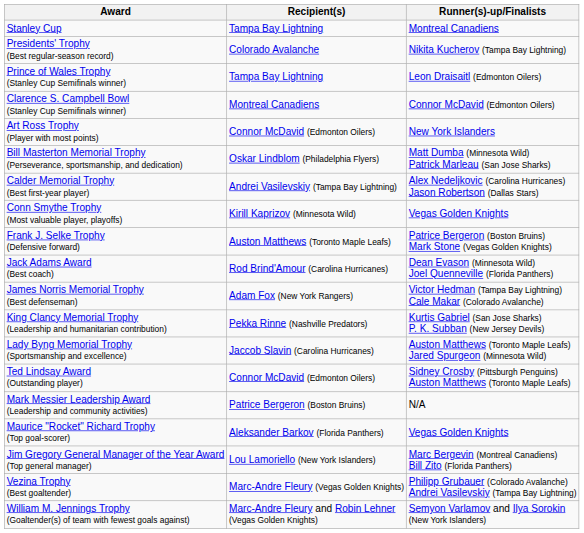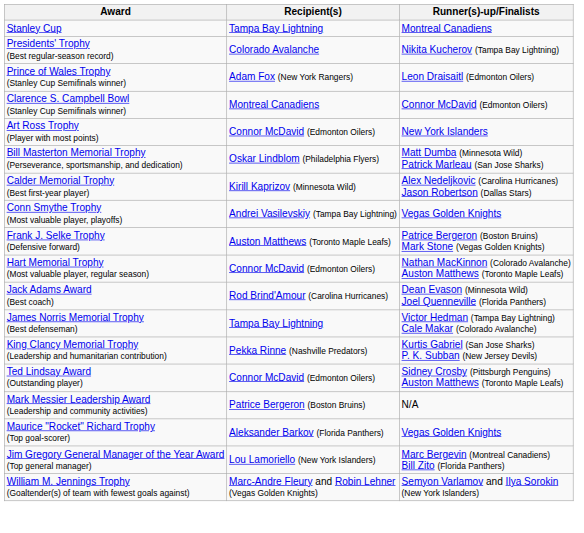(276, 77) Tampa Bay Lightning -> (291, 77) Adam Fox (New York Rangers)
(313, 186) Andrei Vasilevskiy (Tampa Bay Lightning) -> (292, 186) Kirill Kaprizov (Minnesota Wild)
(292, 214) Kirill Kaprizov (Minnesota Wild) -> (313, 214) Andrei Vasilevskiy (Tampa Bay Lightning)
+ row: (78, 268)
(291, 296) Adam Fox (New York Rangers) -> (276, 323) Tampa Bay Lightning
- row: (69, 350)
- row: (39, 487)
